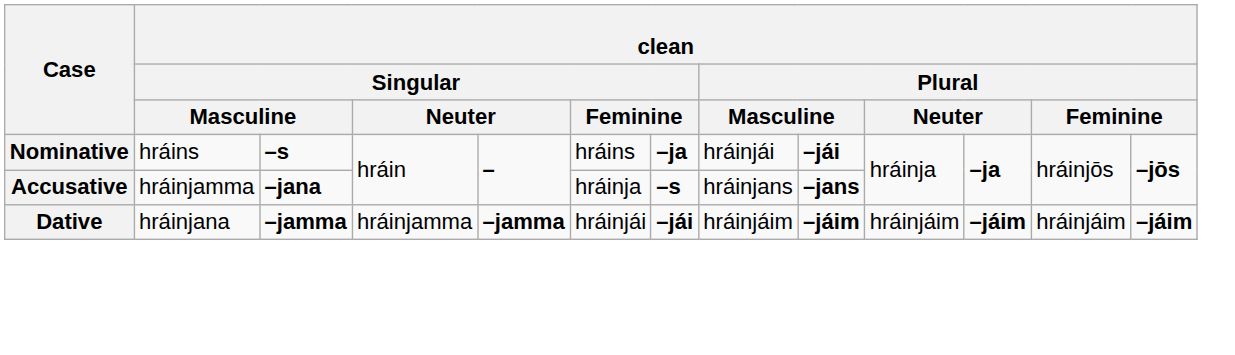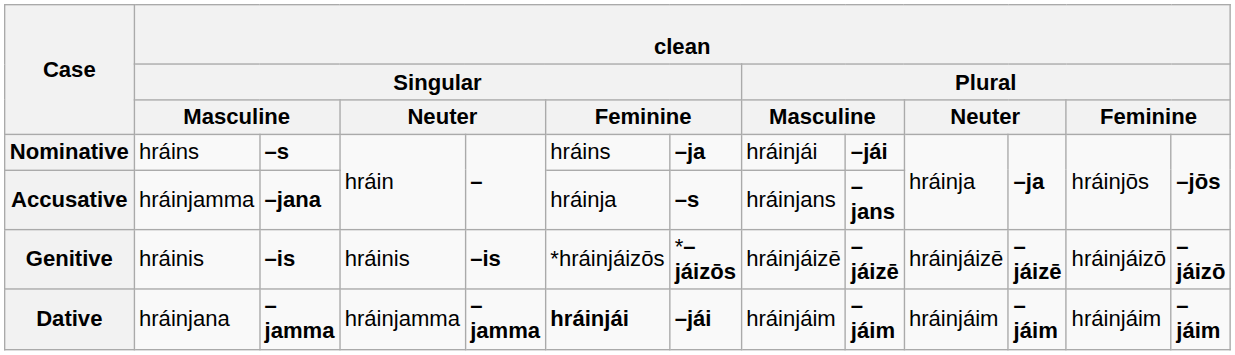+ row: (69, 259)
(610, 221) normal -> (590, 319) bold
